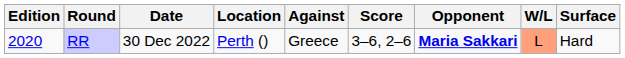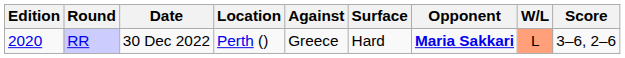columns swapped: (588, 16) <-> (381, 16)
